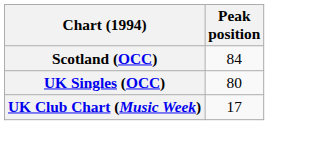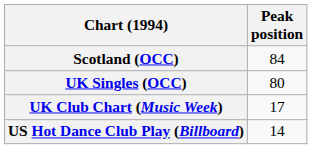+ row: (126, 131)
